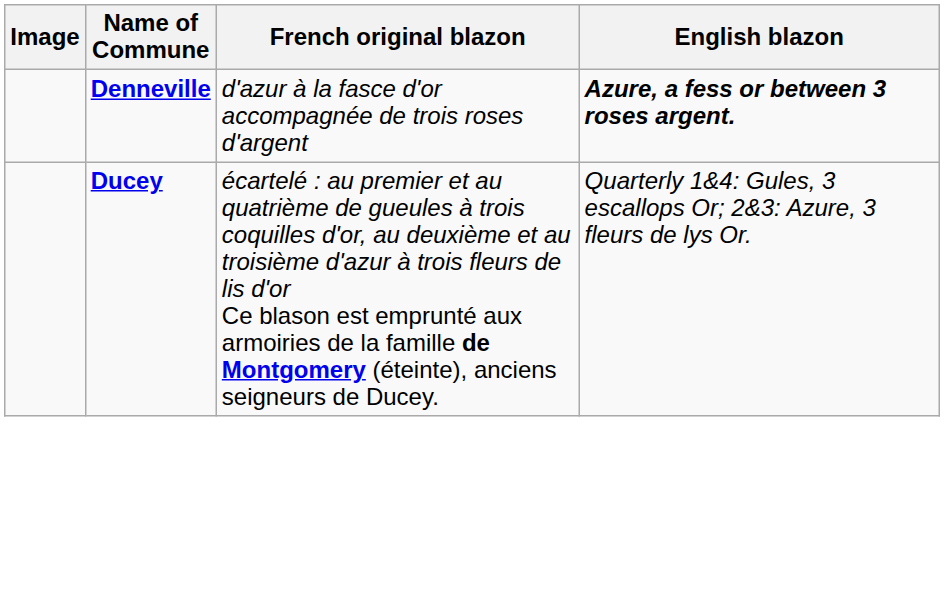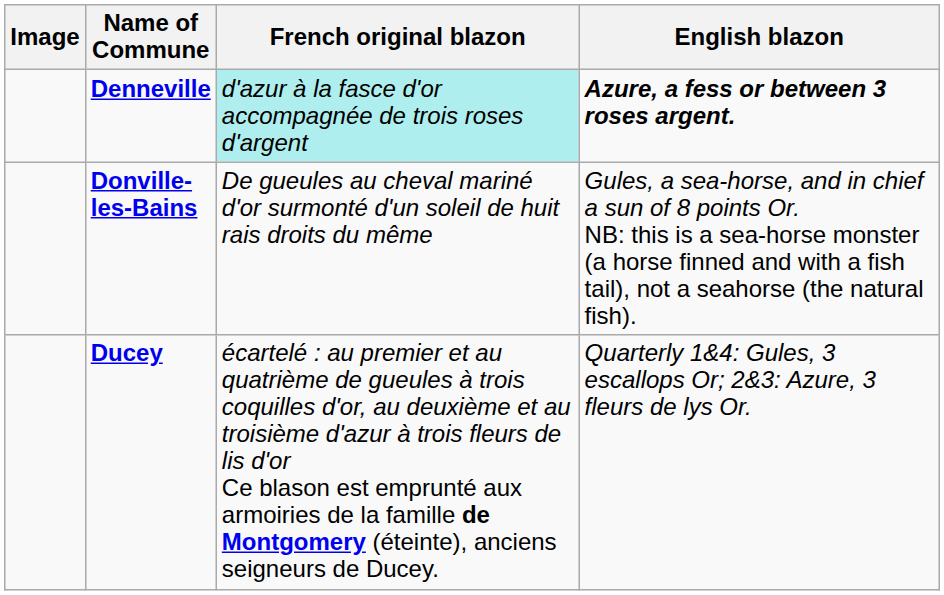(373, 115) no background -> (373, 115) paleturquoise background
+ row: (144, 194)
